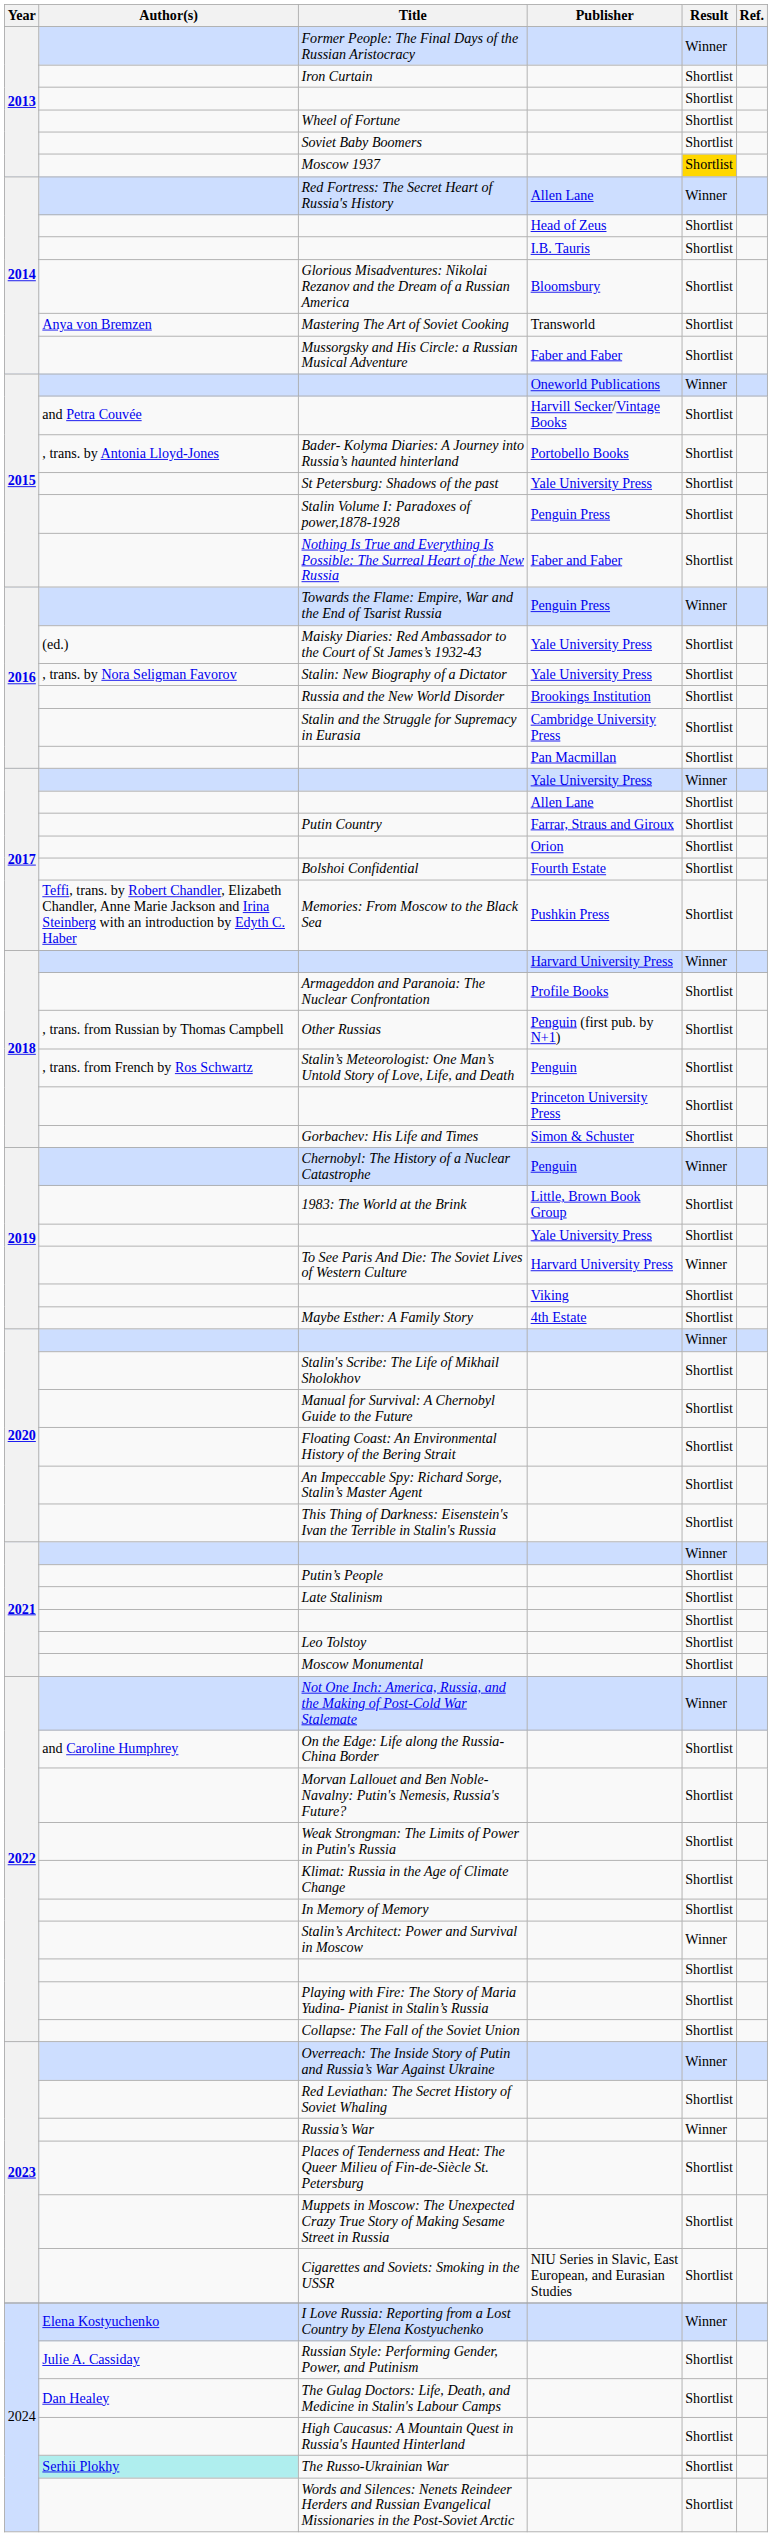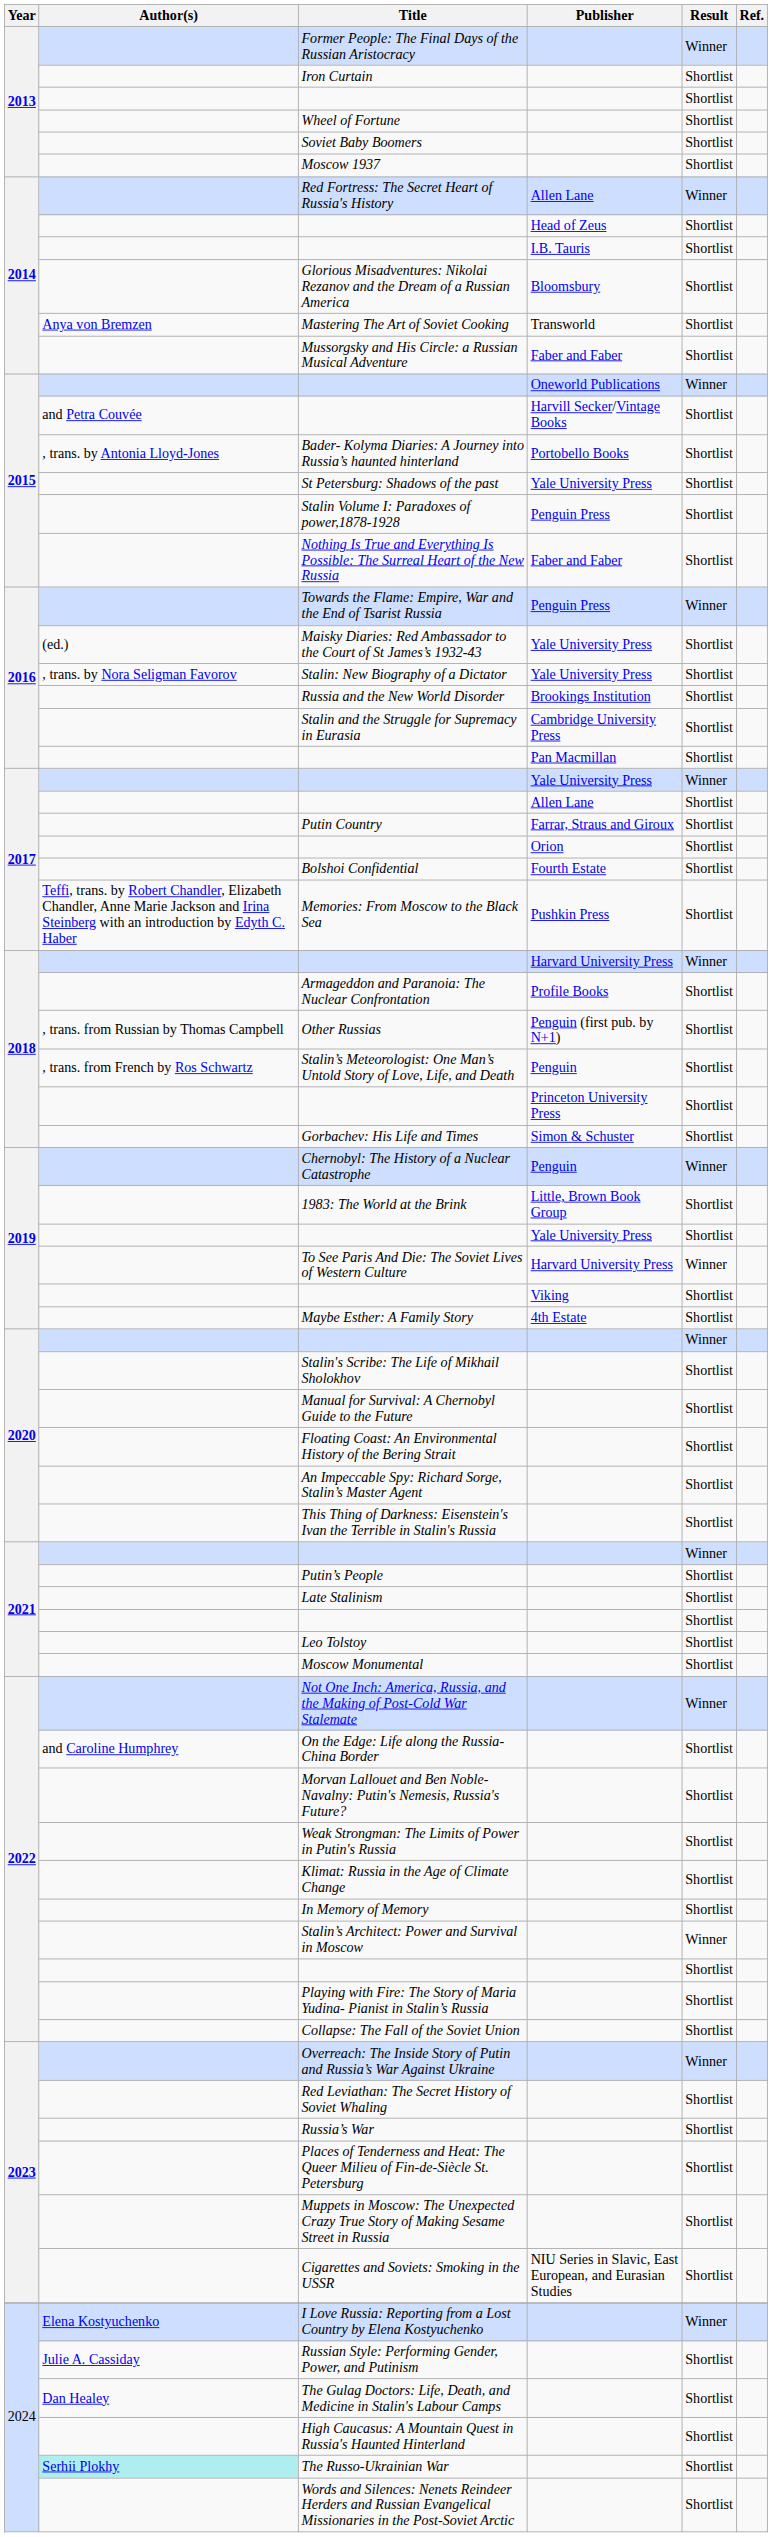(709, 165) gold background -> (709, 165) no background
(706, 2129) Winner -> (709, 2129) Shortlist
